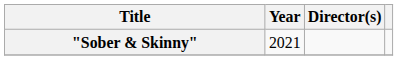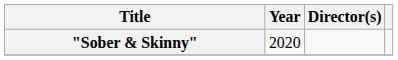(285, 42) 2021 -> (285, 42) 2020
